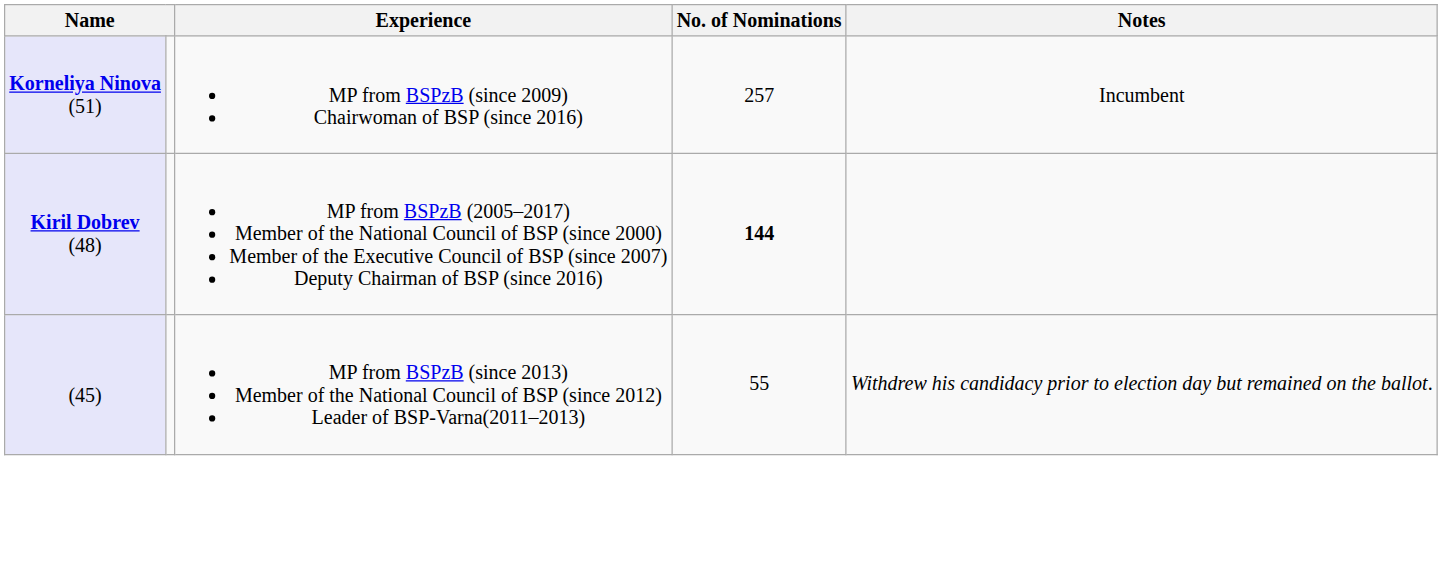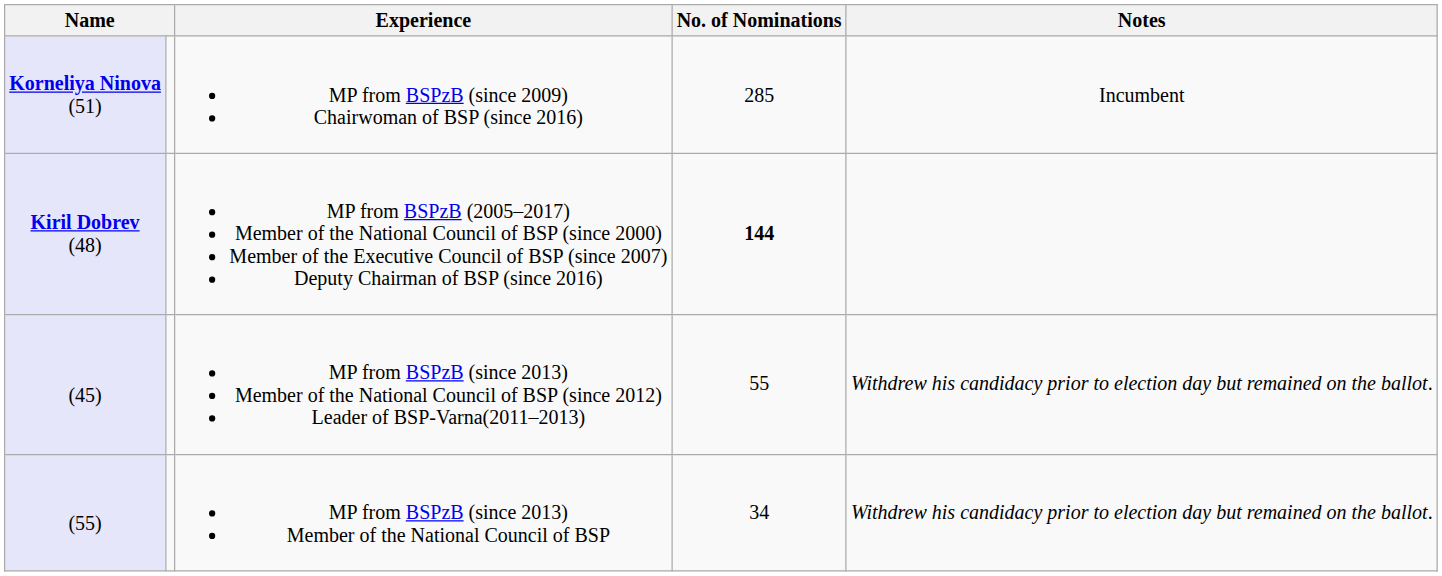(759, 94) 257 -> (759, 94) 285
+ row: (85, 523)
